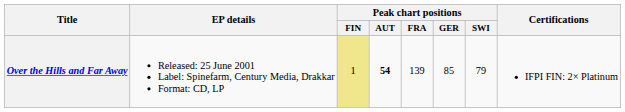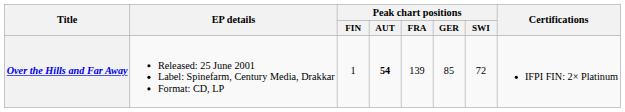(353, 71) khaki background -> (353, 71) no background
(481, 71) 79 -> (481, 71) 72
